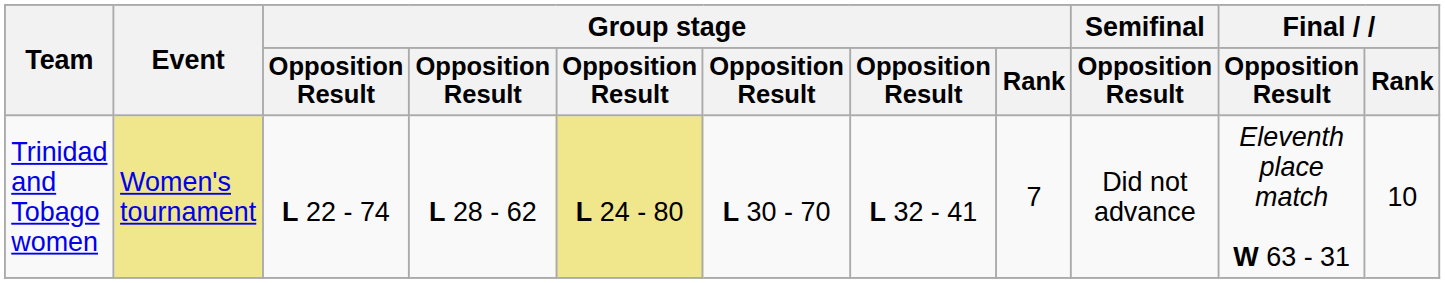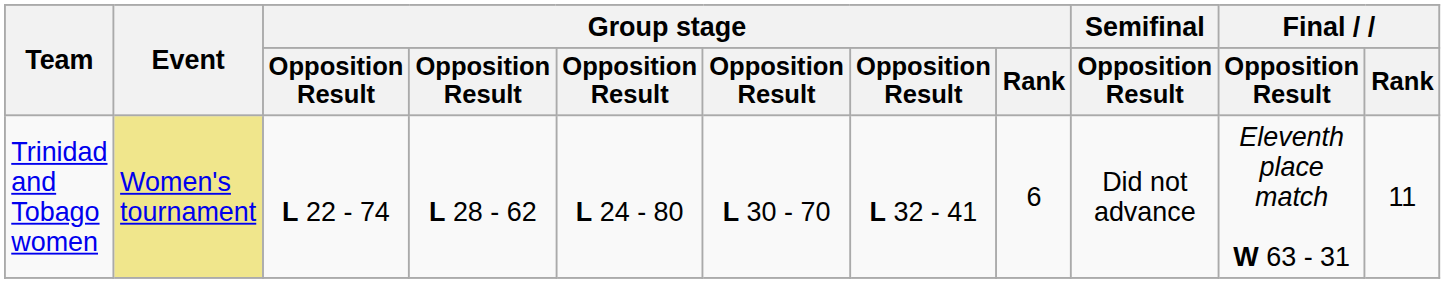(630, 212) khaki background -> (630, 212) no background
(1034, 197) 7 -> (1034, 197) 6
(1402, 197) 10 -> (1402, 197) 11
